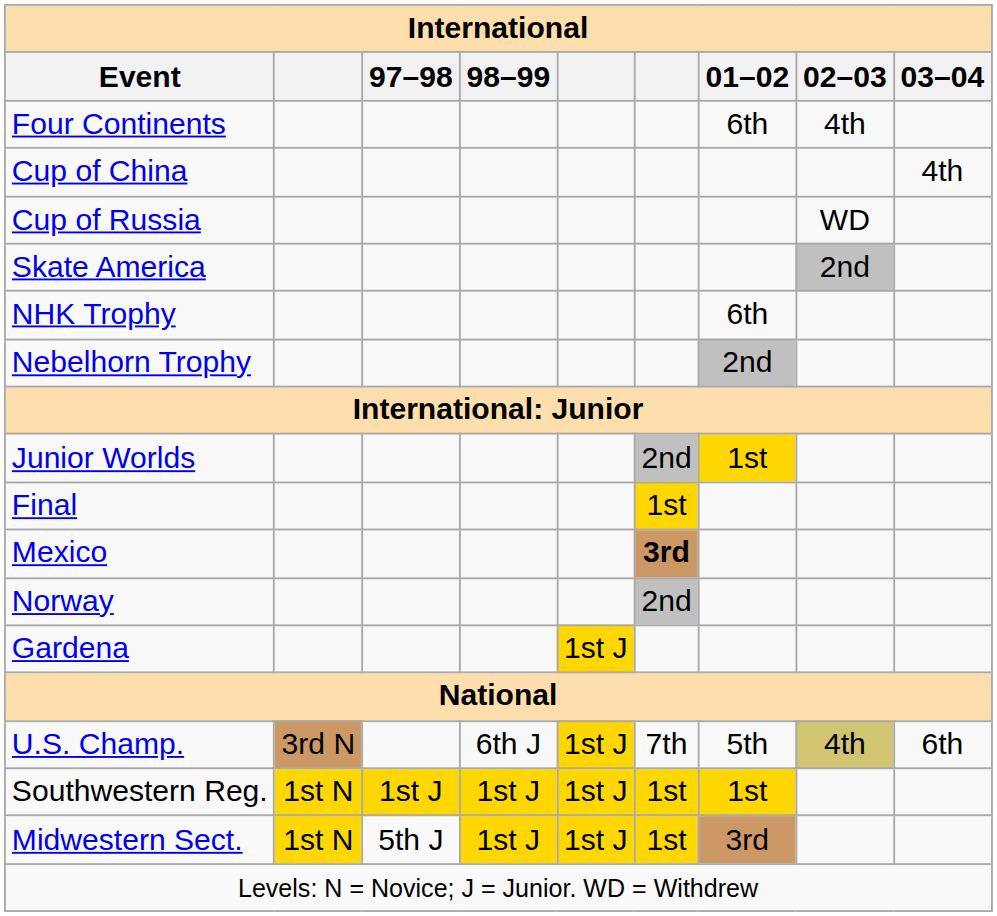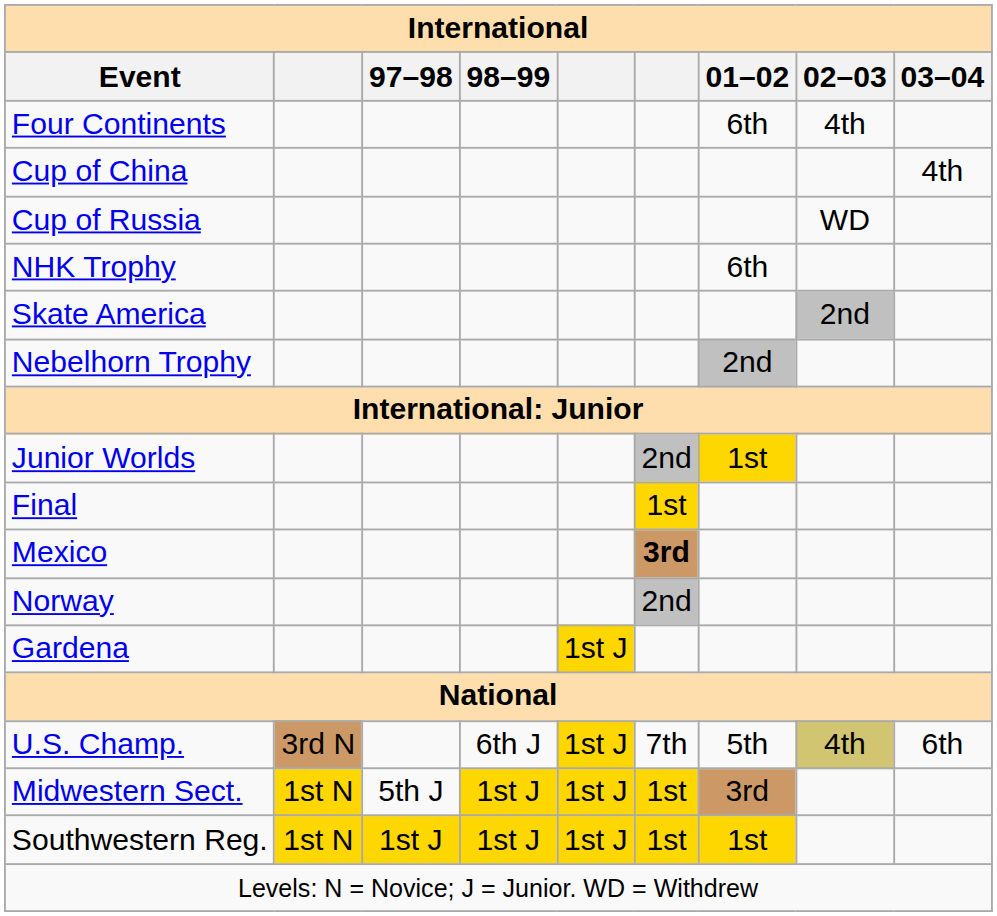rows swapped: (94, 314) <-> (109, 266)
rows swapped: (127, 839) <-> (140, 791)
